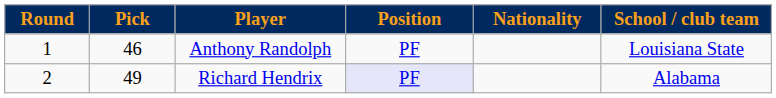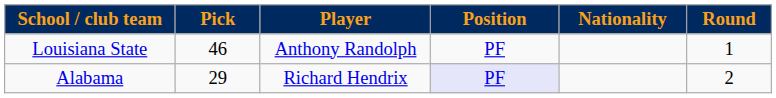columns swapped: (47, 19) <-> (686, 19)
(132, 78) 49 -> (218, 78) 29
